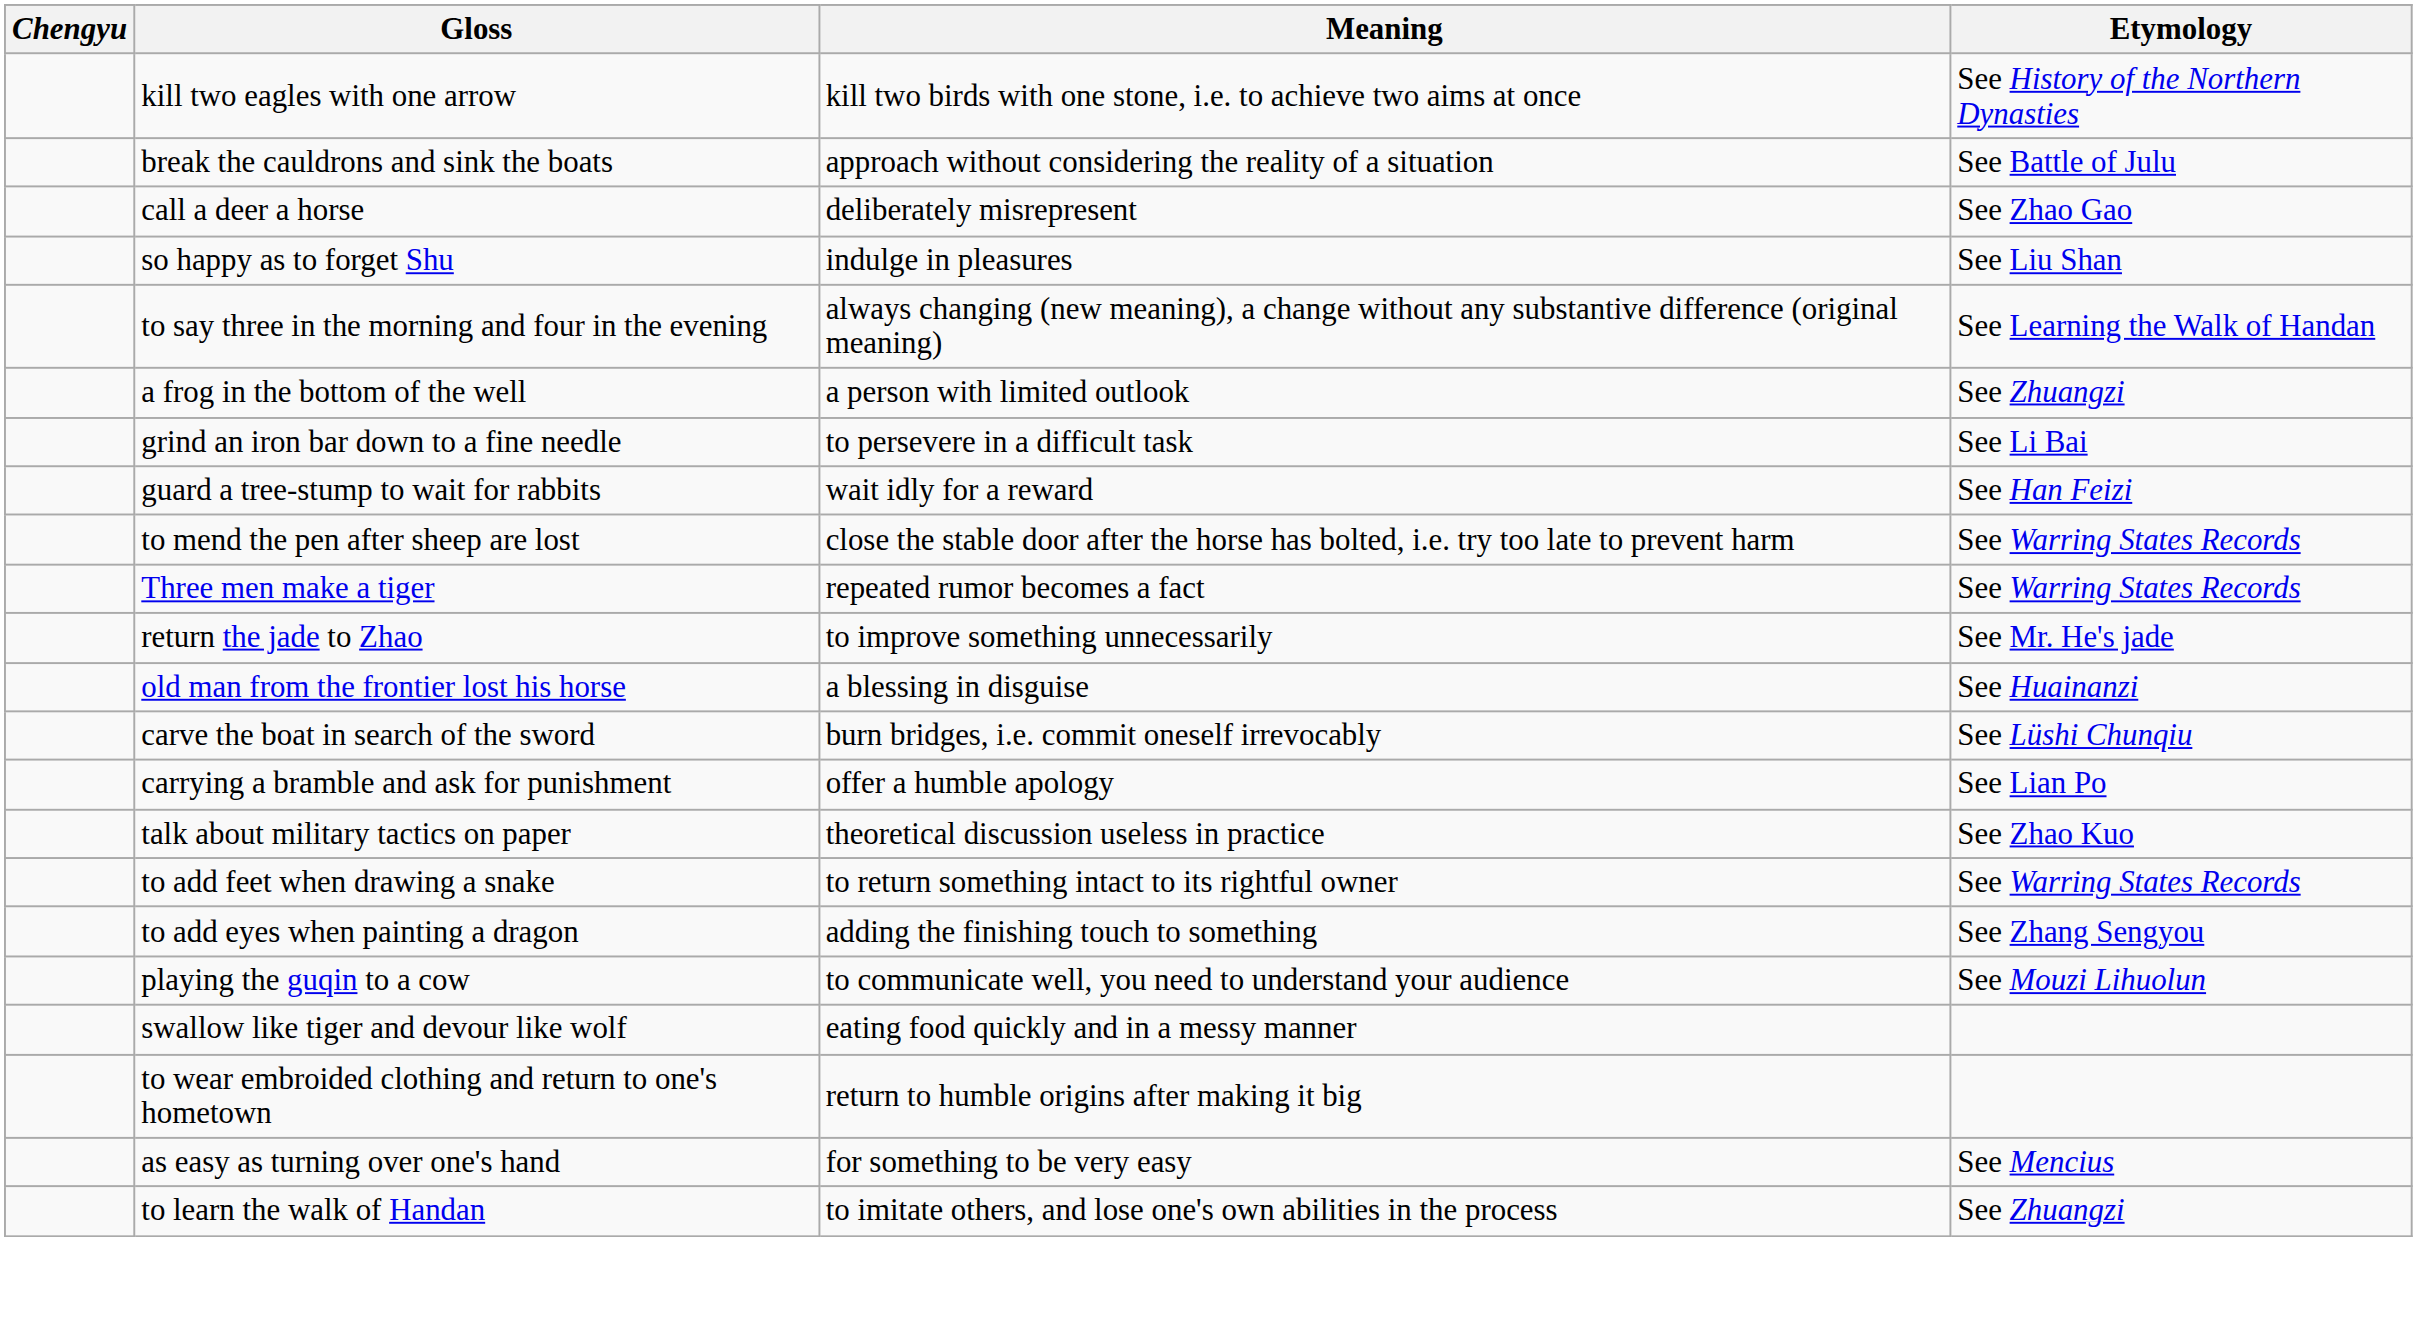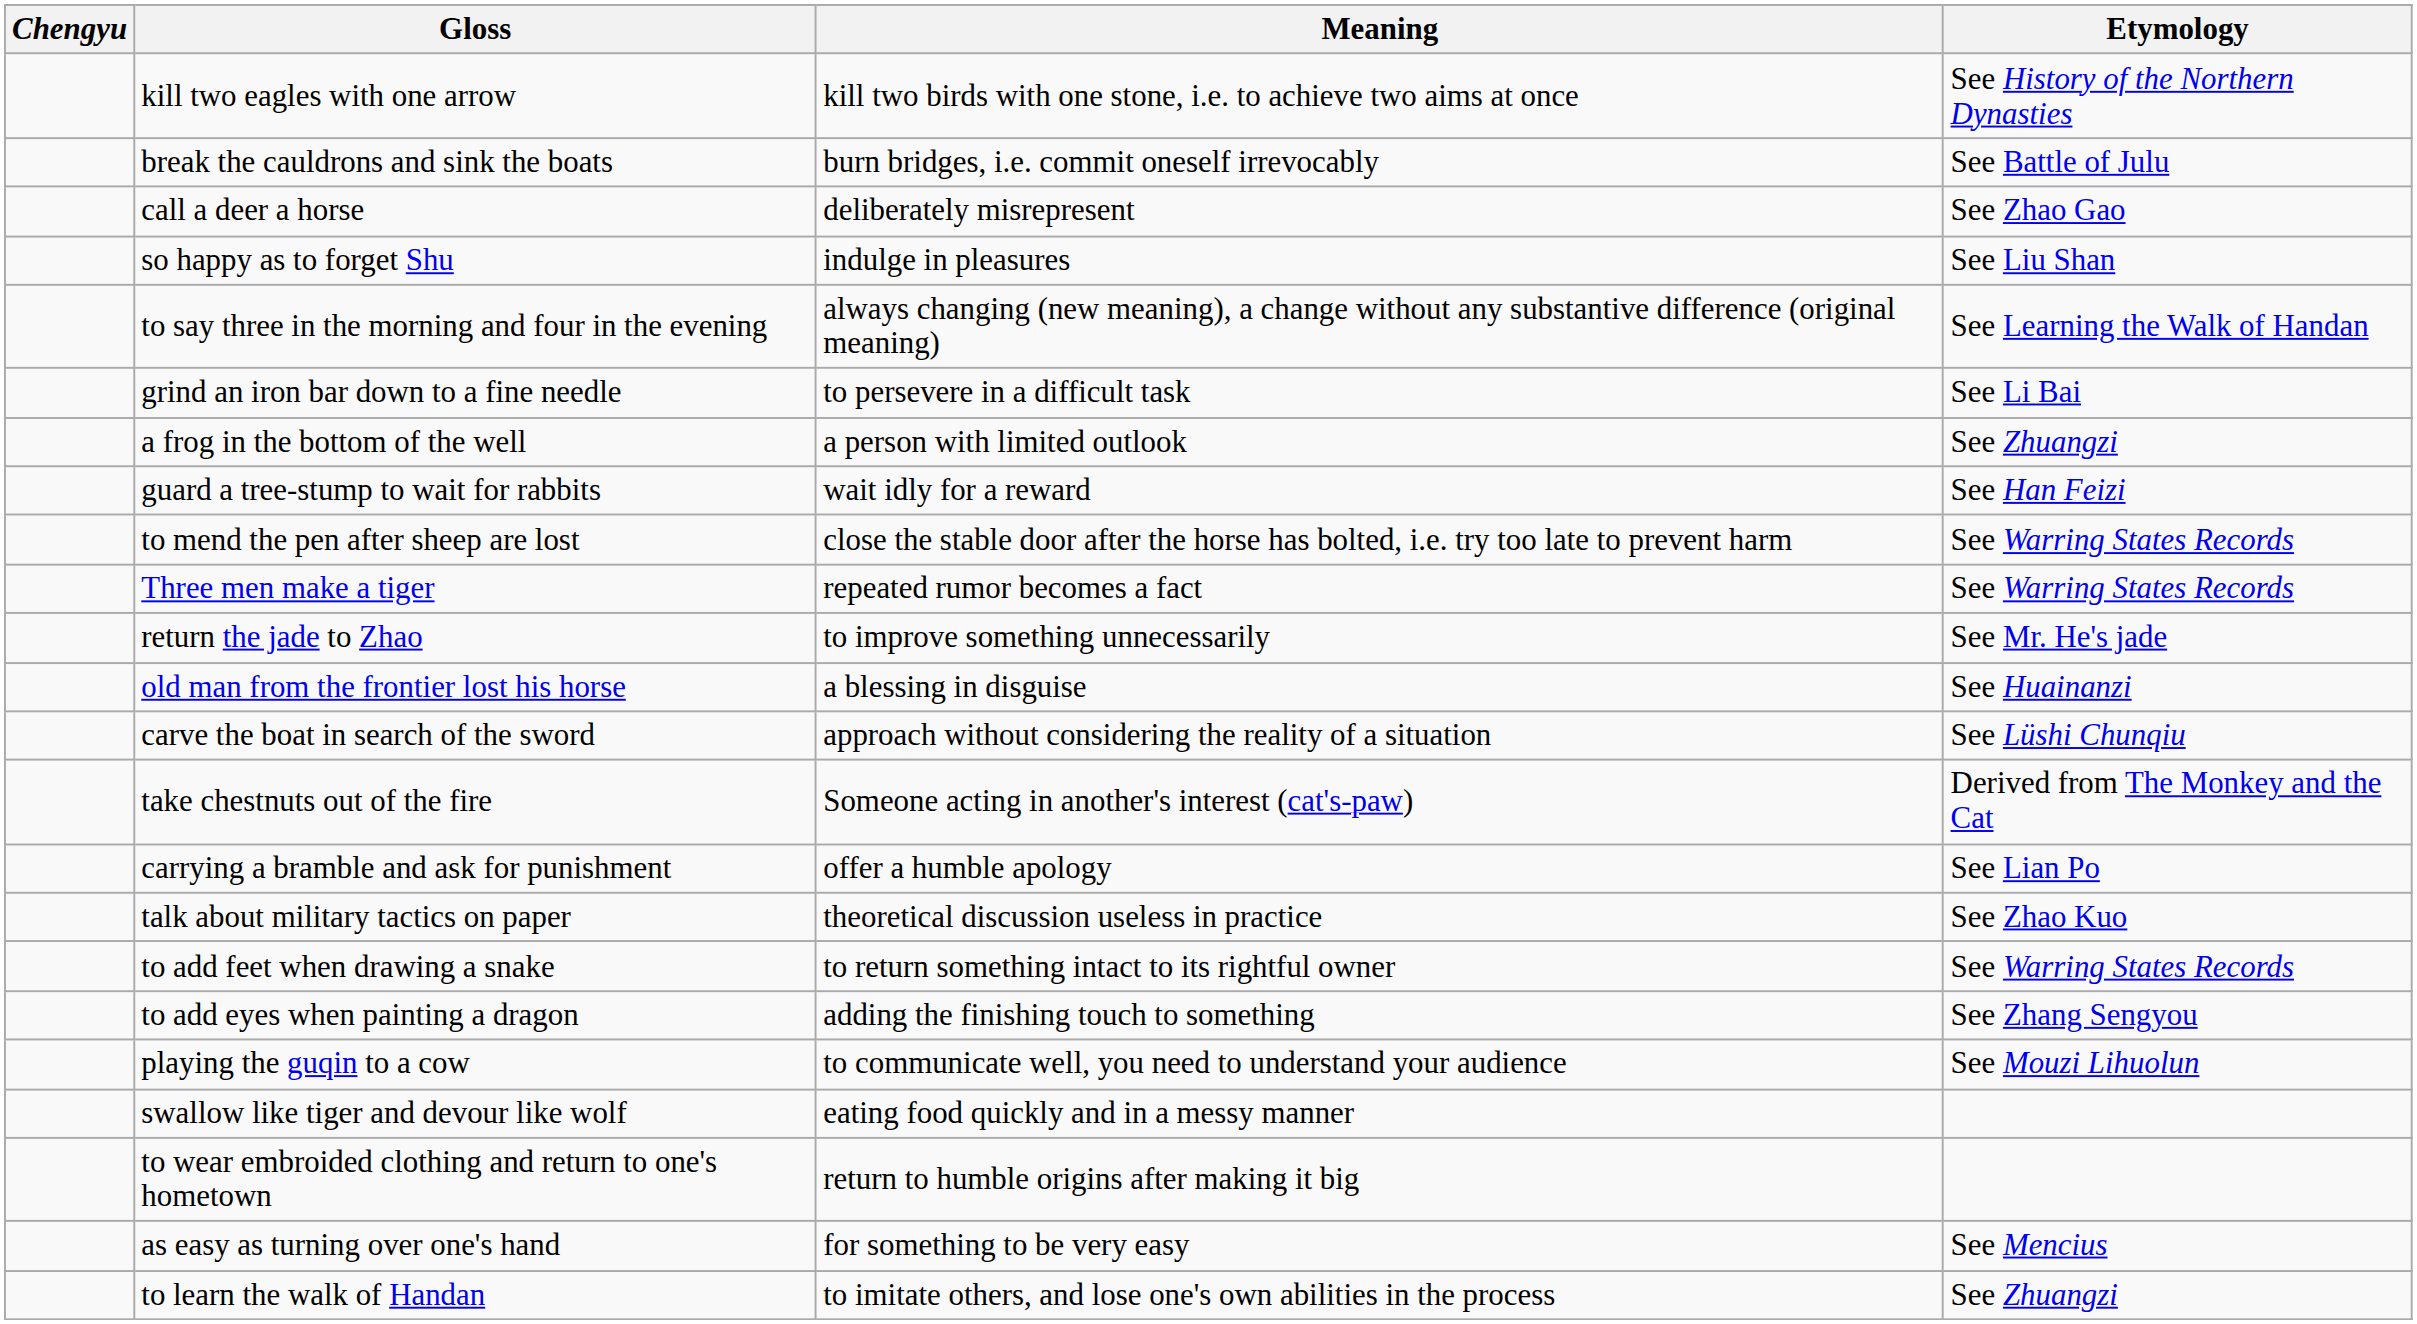(1160, 161) approach without considering the reality of a situation -> (1101, 161) burn bridges, i.e. commit oneself irrevocably
rows swapped: (334, 392) <-> (381, 441)
(1103, 735) burn bridges, i.e. commit oneself irrevocably -> (1157, 735) approach without considering the reality of a situation
+ row: (317, 801)
